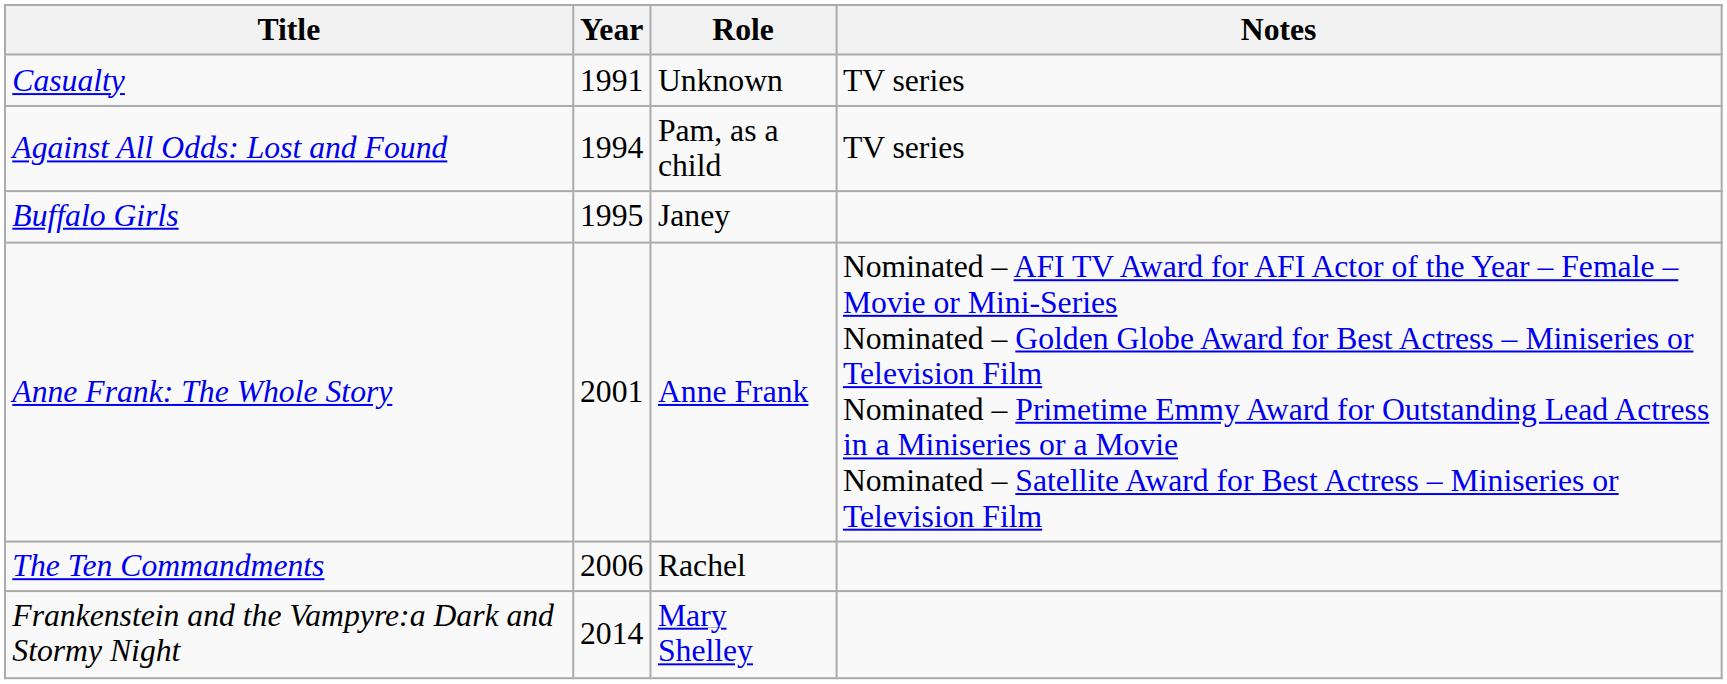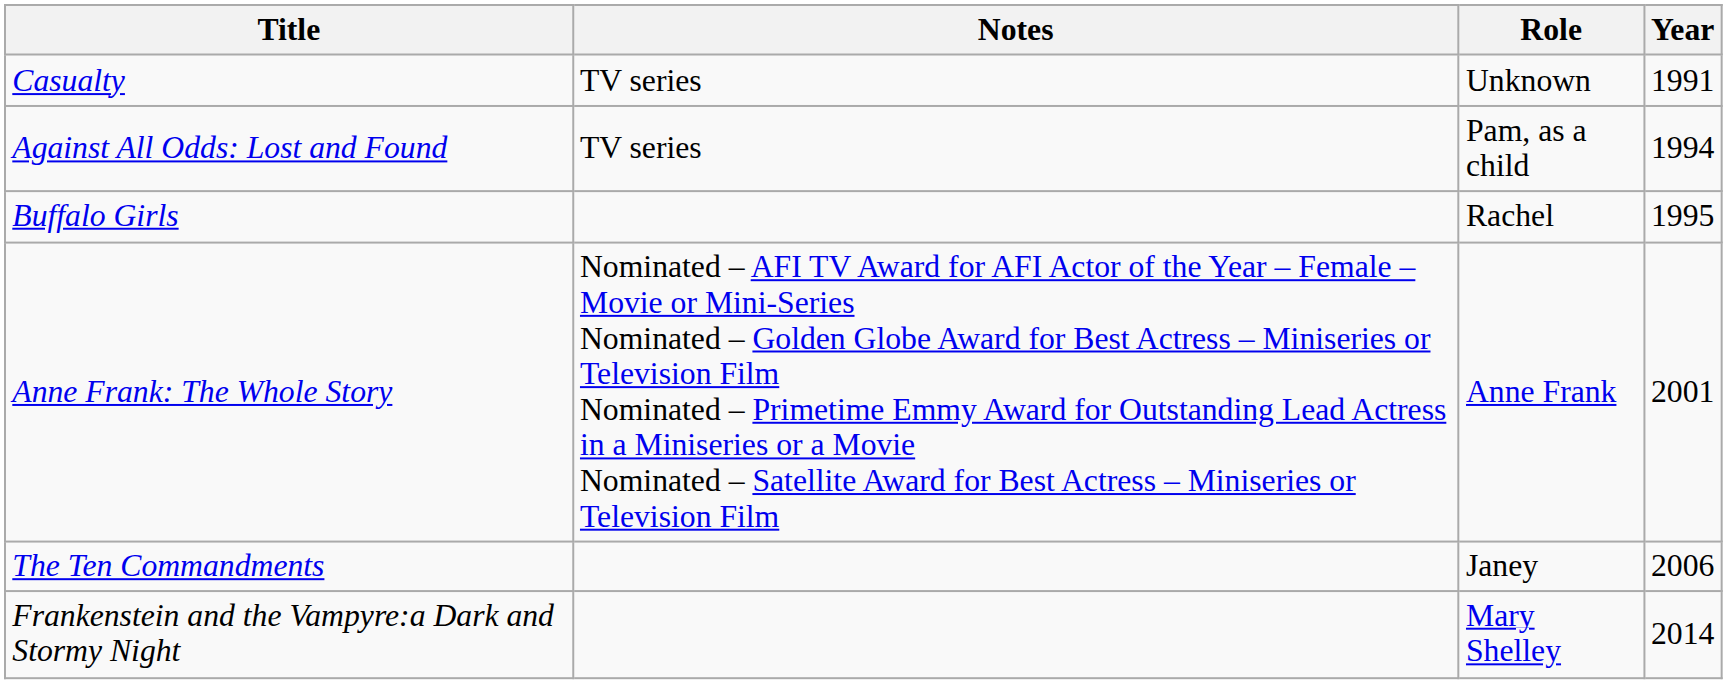columns swapped: (612, 29) <-> (1279, 29)
(694, 215) Janey -> (1510, 215) Rachel
(702, 565) Rachel -> (1502, 565) Janey
